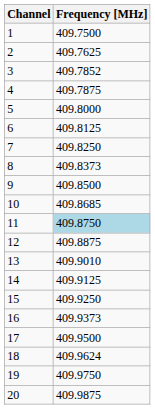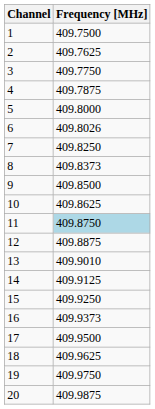(79, 71) 409.7852 -> (79, 71) 409.7750
(79, 128) 409.8125 -> (79, 128) 409.8026
(79, 204) 409.8685 -> (79, 204) 409.8625
(79, 356) 409.9624 -> (79, 356) 409.9625
